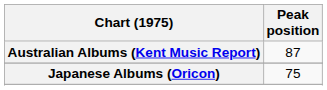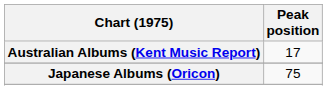(293, 52) 87 -> (293, 52) 17
